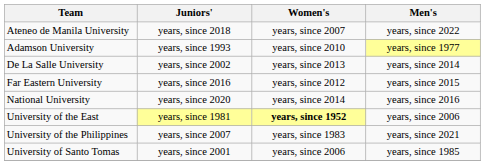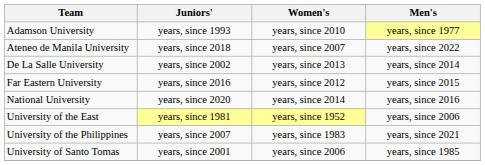rows swapped: (50, 48) <-> (68, 30)
(309, 117) bold -> (309, 117) normal
